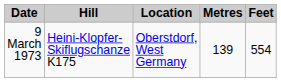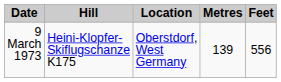(261, 49) 554 -> (261, 49) 556
